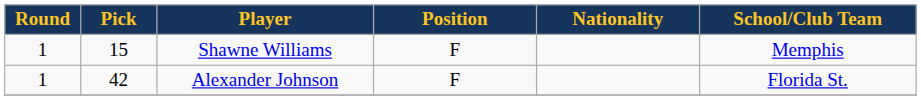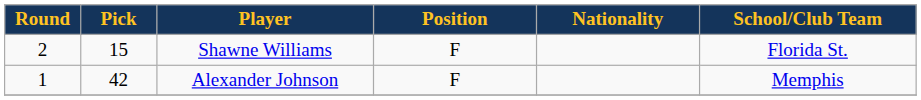(43, 49) 1 -> (43, 49) 2
(808, 49) Memphis -> (808, 49) Florida St.
(808, 79) Florida St. -> (808, 79) Memphis
